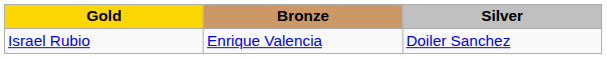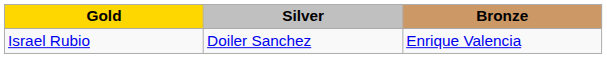columns swapped: (502, 16) <-> (303, 16)
